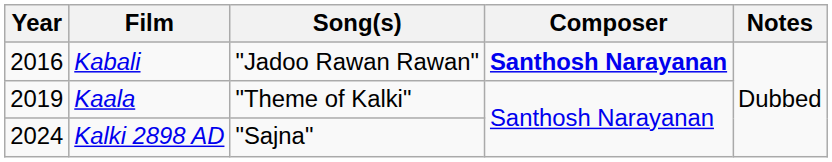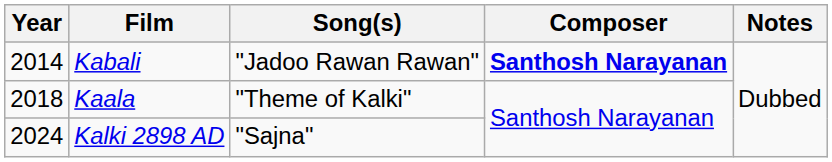(37, 61) 2016 -> (37, 61) 2014
(37, 99) 2019 -> (37, 99) 2018
